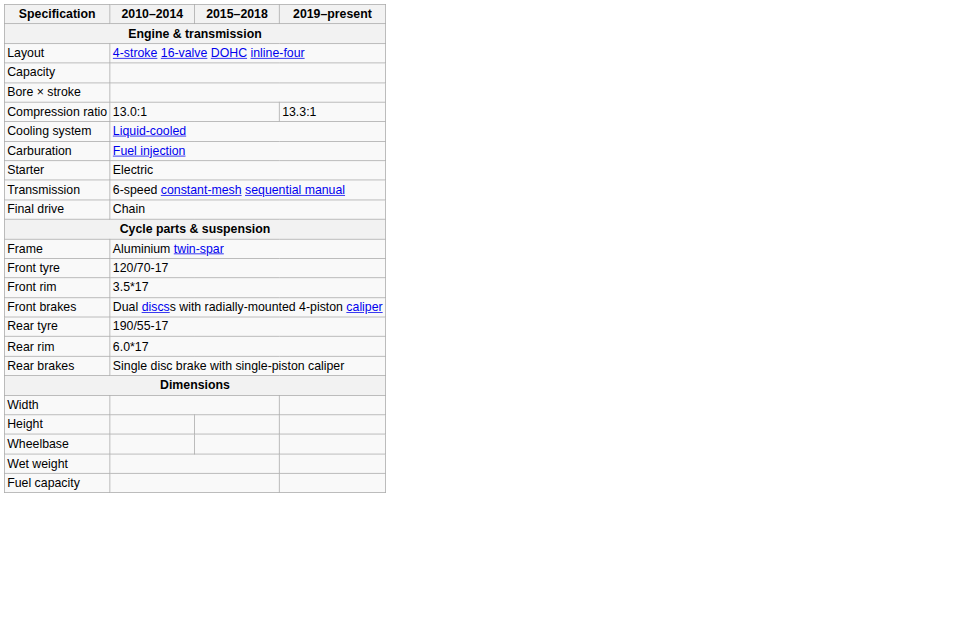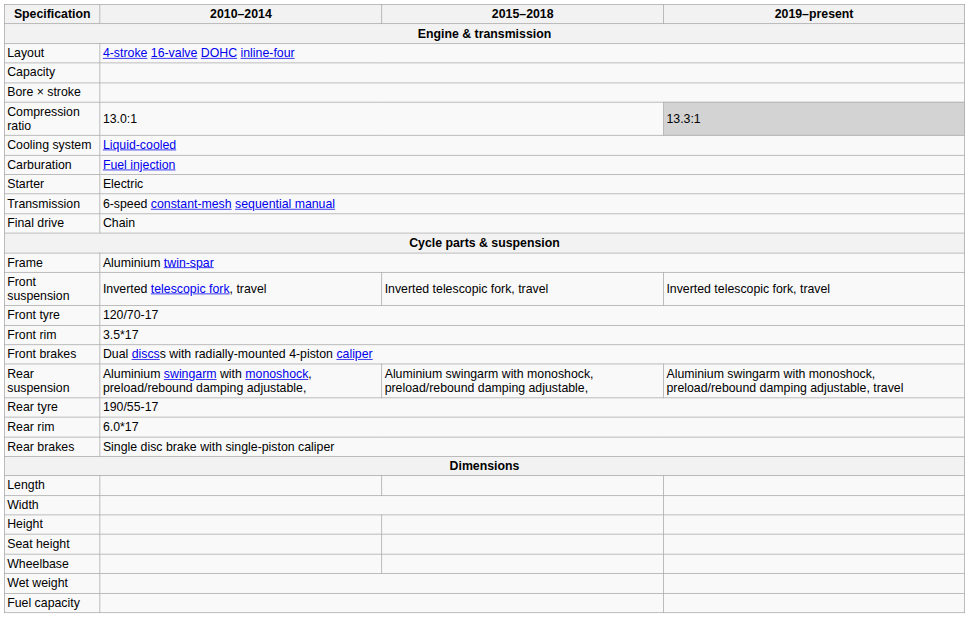(299, 111) no background -> (684, 118) lightgrey background
+ row: (38, 289)
+ row: (38, 381)
+ row: (26, 485)
+ row: (38, 544)
